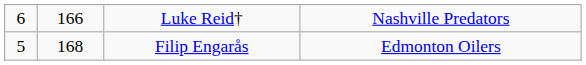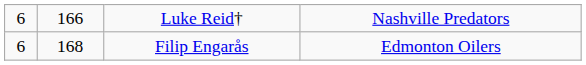(21, 45) 5 -> (21, 45) 6
